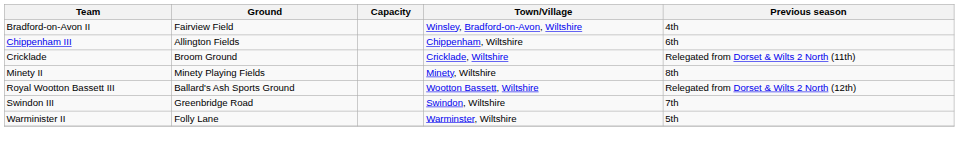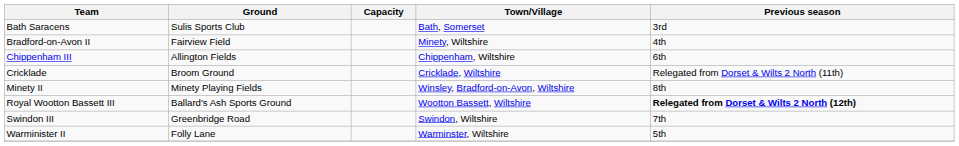+ row: (38, 27)
(504, 27) Winsley, Bradford-on-Avon, Wiltshire -> (453, 42) Minety, Wiltshire
(461, 73) Minety, Wiltshire -> (496, 88) Winsley, Bradford-on-Avon, Wiltshire
(761, 88) normal -> (754, 103) bold
